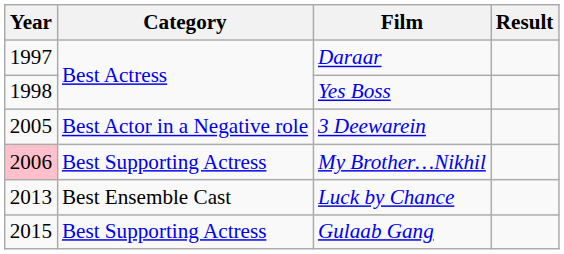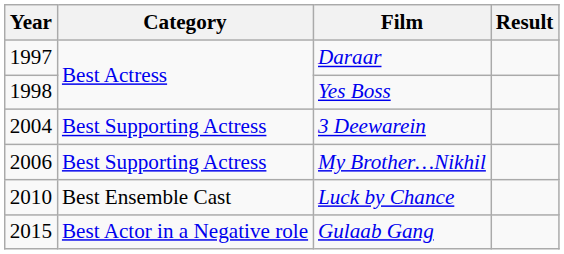(31, 127) 2005 -> (31, 127) 2004
(185, 127) Best Actor in a Negative role -> (164, 127) Best Supporting Actress
(31, 161) pink background -> (31, 161) no background
(31, 196) 2013 -> (31, 196) 2010
(164, 231) Best Supporting Actress -> (185, 231) Best Actor in a Negative role
